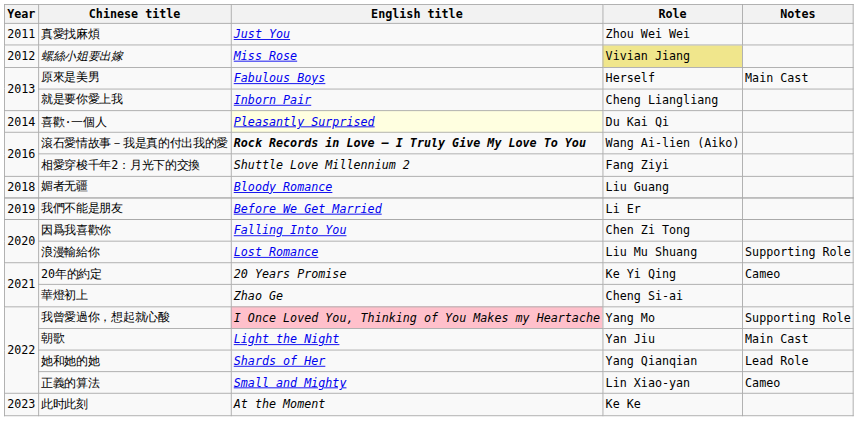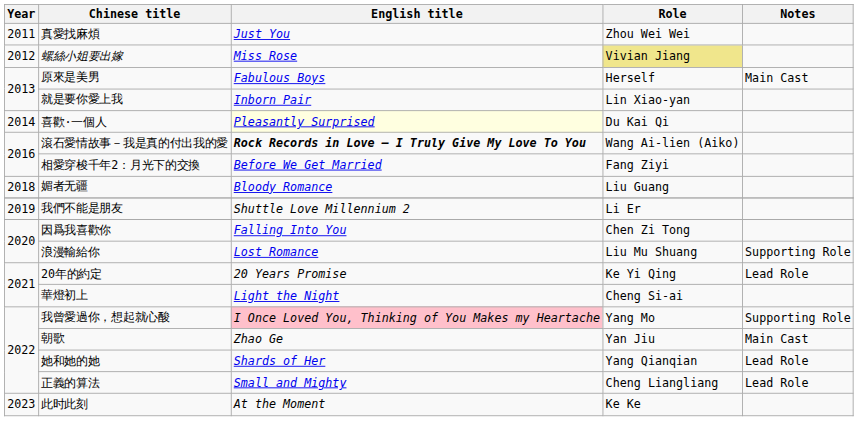(662, 100) Cheng Liangliang -> (648, 100) Lin Xiao-yan
(322, 165) Shuttle Love Millennium 2 -> (308, 165) Before We Get Married
(308, 209) Before We Get Married -> (322, 209) Shuttle Love Millennium 2
(763, 274) Cameo -> (777, 274) Lead Role
(258, 296) Zhao Ge -> (287, 296) Light the Night
(287, 339) Light the Night -> (258, 339) Zhao Ge
(648, 383) Lin Xiao-yan -> (662, 383) Cheng Liangliang
(763, 383) Cameo -> (777, 383) Lead Role
